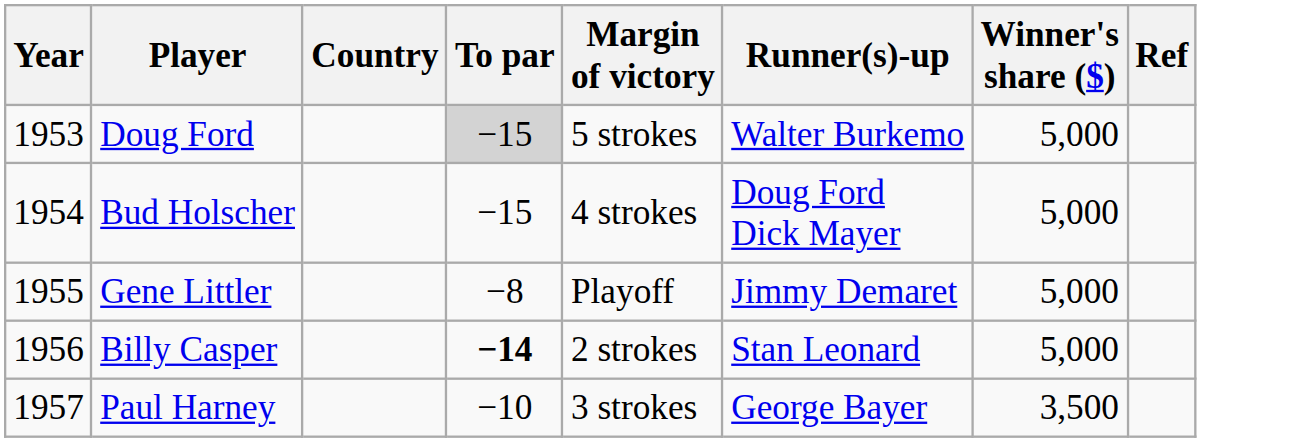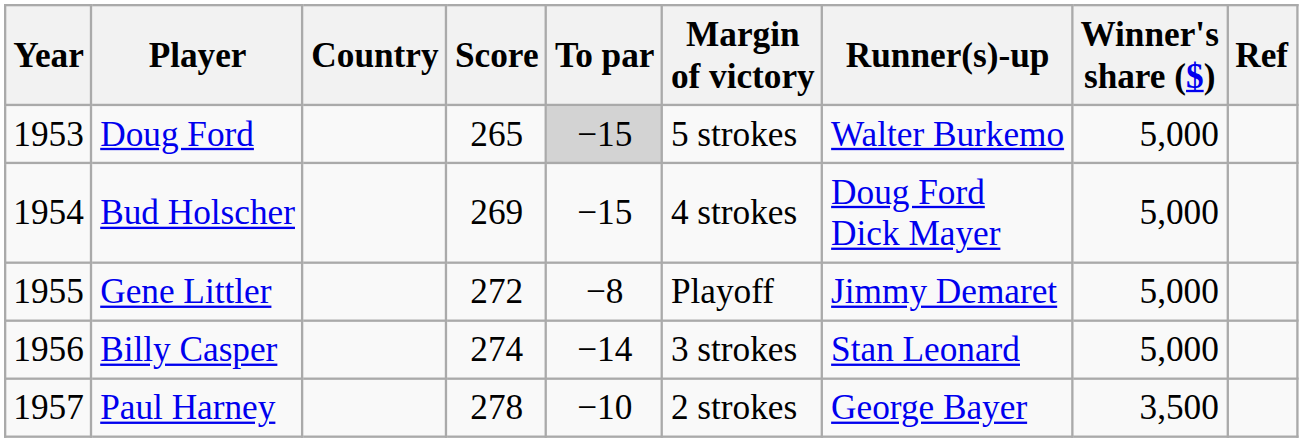+ column: (497, 54)
(505, 349) bold -> (605, 349) normal
(634, 349) 2 strokes -> (734, 349) 3 strokes
(634, 408) 3 strokes -> (734, 408) 2 strokes
